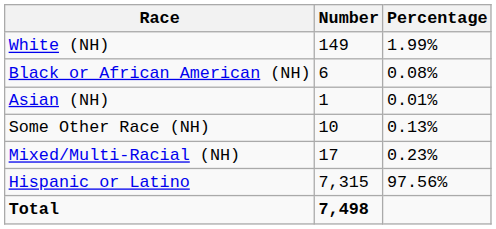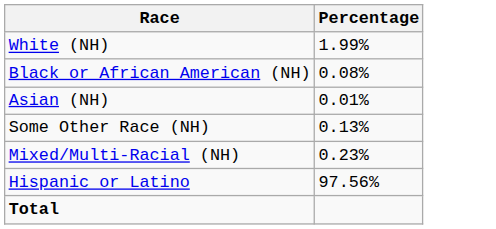- column: (349, 18)
